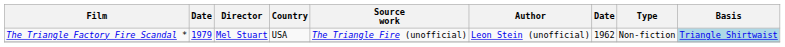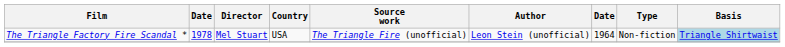(202, 35) 1979 -> (202, 35) 1978
(604, 35) 1962 -> (604, 35) 1964
